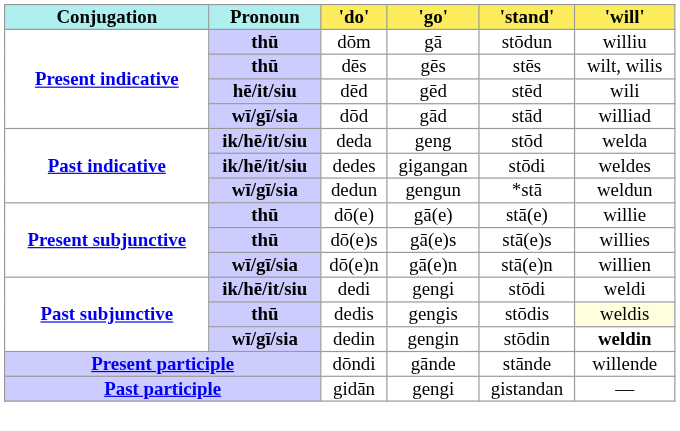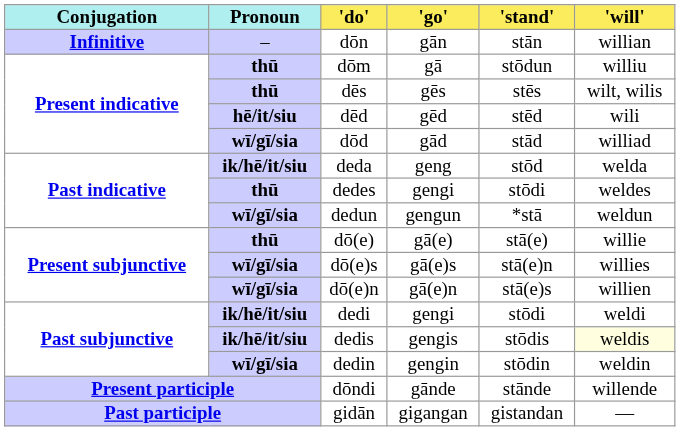+ row: (354, 41)
(265, 165) ik/hē/it/siu -> (265, 190) thū
(433, 165) gigangan -> (433, 190) gengi
(265, 239) thū -> (265, 264) wī/gī/sia
(527, 239) stā(e)s -> (527, 264) stā(e)n
(527, 264) stā(e)n -> (527, 289) stā(e)s
(265, 314) thū -> (265, 339) ik/hē/it/siu
(625, 339) bold -> (625, 363) normal
(433, 388) gengi -> (433, 413) gigangan
